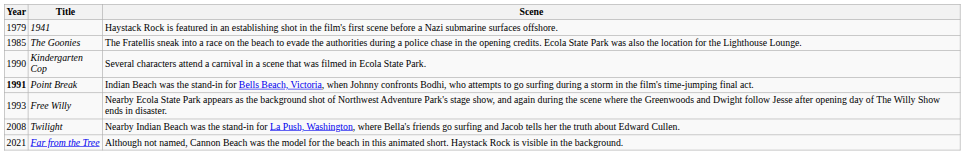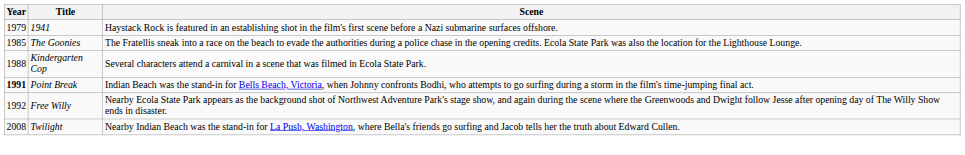(16, 64) 1990 -> (16, 64) 1988
(16, 106) 1993 -> (16, 106) 1992
- row: (65, 142)
